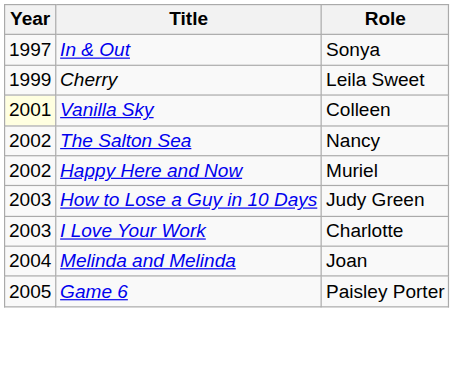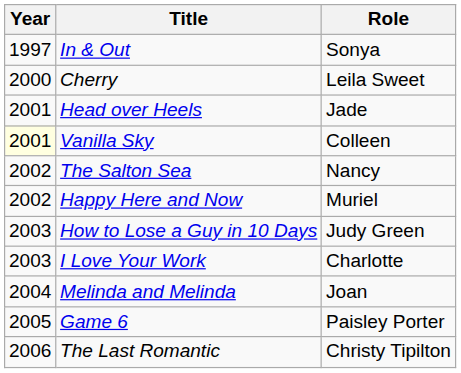(30, 79) 1999 -> (30, 79) 2000
+ row: (131, 110)
+ row: (140, 351)
